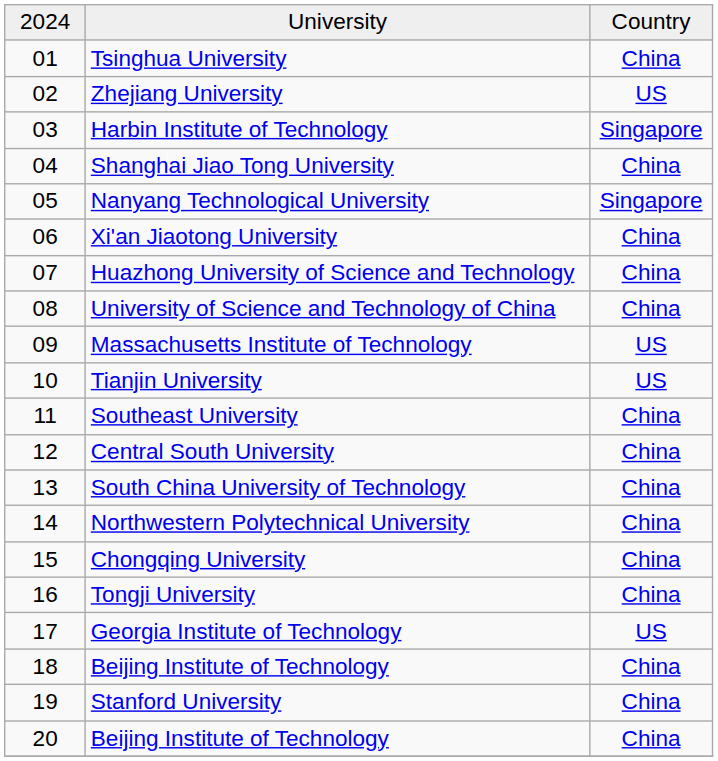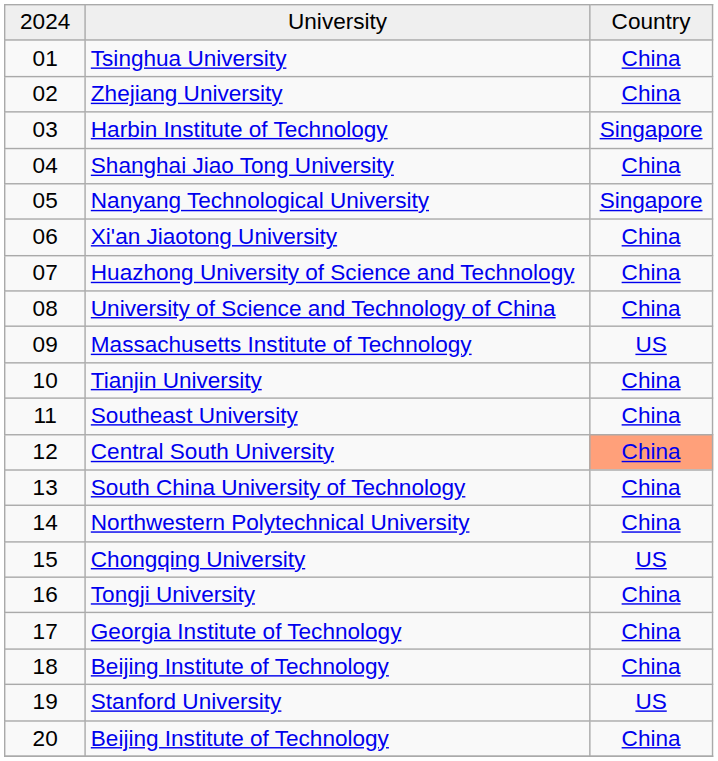(651, 93) US -> (651, 93) China
(651, 380) US -> (651, 380) China
(651, 451) no background -> (651, 451) lightsalmon background
(651, 559) China -> (651, 559) US
(651, 630) US -> (651, 630) China
(651, 702) China -> (651, 702) US
